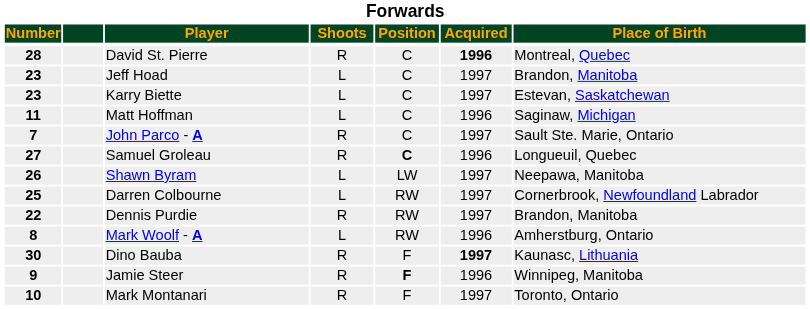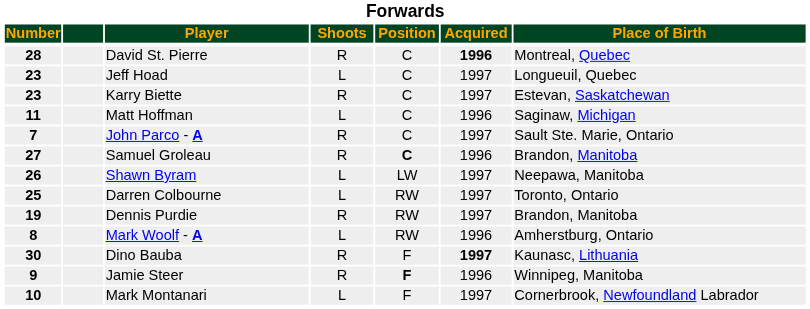(576, 75) Brandon, Manitoba -> (575, 75) Longueuil, Quebec
(342, 95) L -> (342, 95) R
(575, 155) Longueuil, Quebec -> (576, 155) Brandon, Manitoba
(637, 195) Cornerbrook, Newfoundland Labrador -> (566, 195) Toronto, Ontario
(33, 215) 22 -> (33, 215) 19
(342, 295) R -> (342, 295) L
(566, 295) Toronto, Ontario -> (637, 295) Cornerbrook, Newfoundland Labrador
